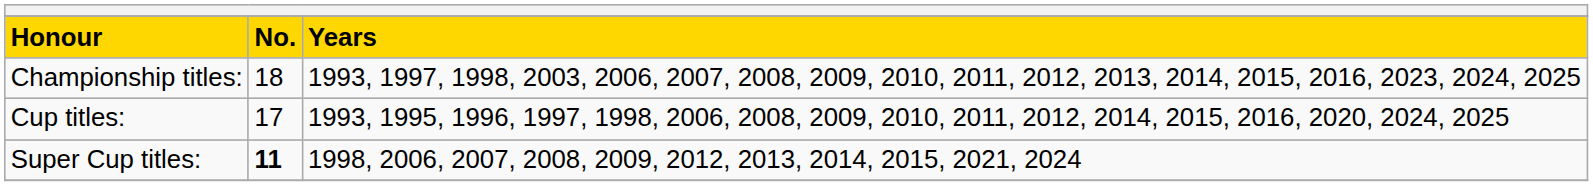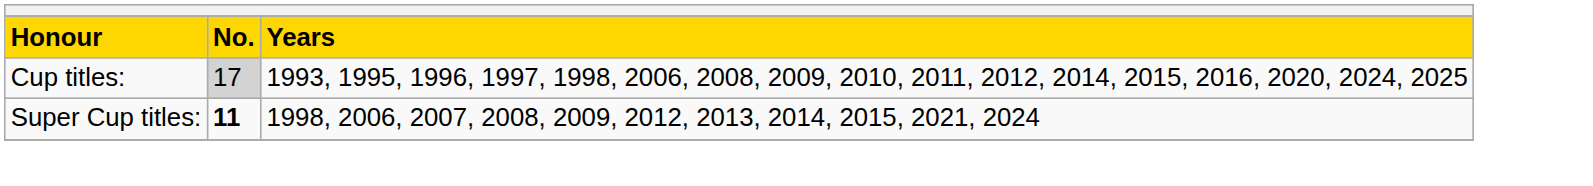- row: (127, 77)
(269, 118) no background -> (227, 77) lightgrey background
